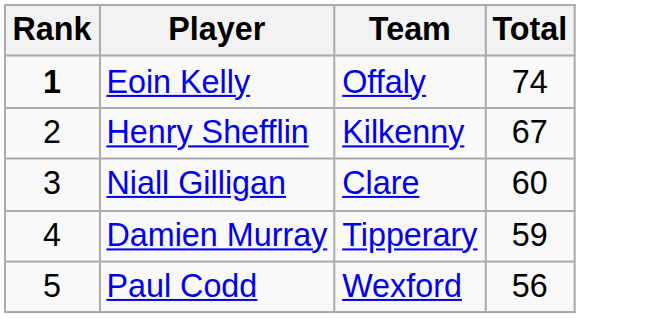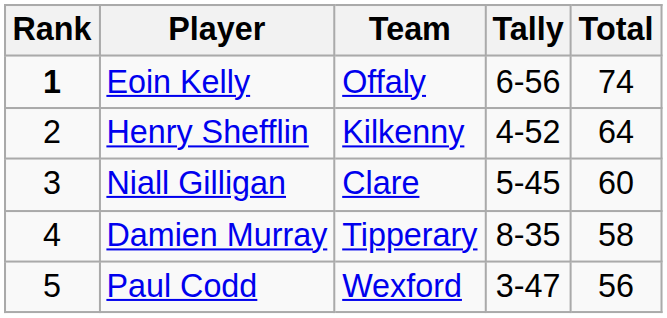+ column: (528, 30)
(530, 132) 67 -> (616, 132) 64
(530, 235) 59 -> (616, 235) 58
